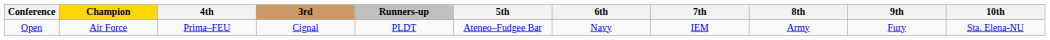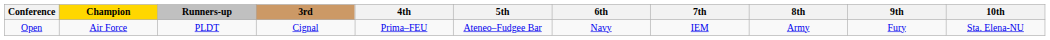columns swapped: (404, 12) <-> (207, 12)
